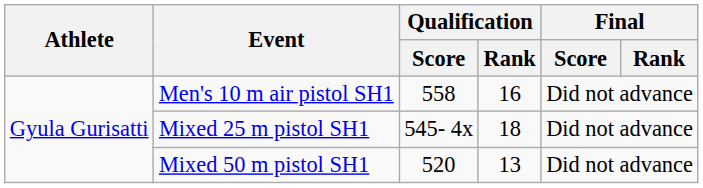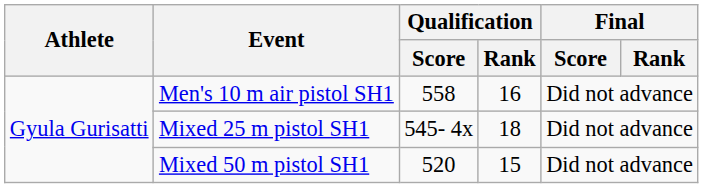(510, 164) 13 -> (510, 164) 15
